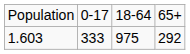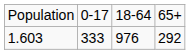(127, 37) 975 -> (127, 37) 976
